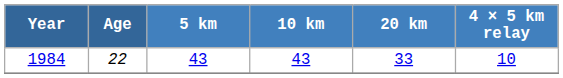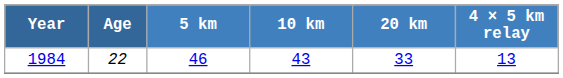(198, 61) 43 -> (198, 61) 46
(506, 61) 10 -> (506, 61) 13
